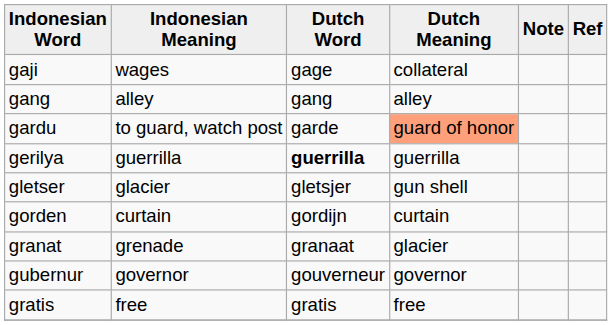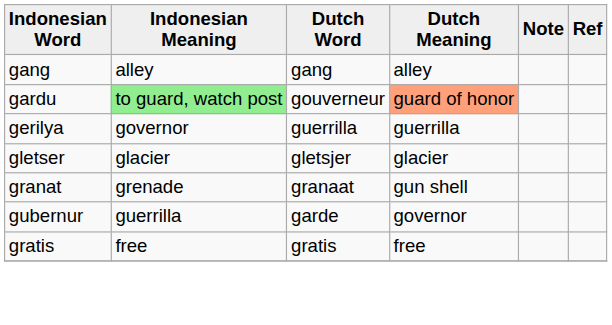- row: (23, 69)
(199, 128) no background -> (199, 98) lightgreen background
(315, 128) garde -> (338, 98) gouverneur
(148, 157) guerrilla -> (152, 128) governor
(328, 157) bold -> (324, 128) normal
(431, 187) gun shell -> (421, 157) glacier
- row: (38, 216)
(421, 246) glacier -> (431, 187) gun shell
(152, 275) governor -> (148, 216) guerrilla
(338, 275) gouverneur -> (315, 216) garde
